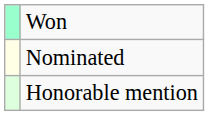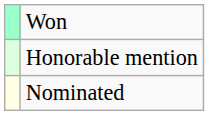rows swapped: (112, 92) <-> (75, 57)
